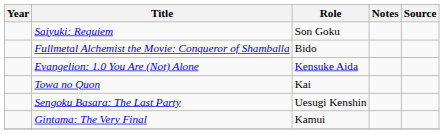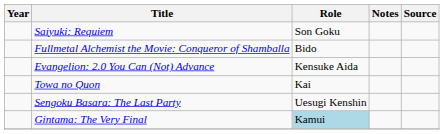- row: (117, 66)
+ row: (124, 66)
(310, 119) no background -> (310, 119) lightblue background
